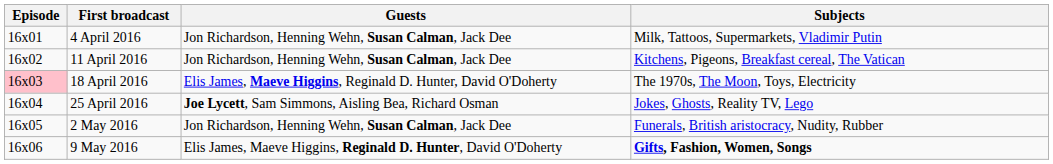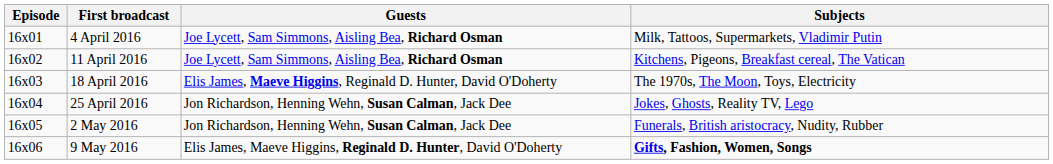(347, 37) Jon Richardson, Henning Wehn, Susan Calman, Jack Dee -> (343, 37) Joe Lycett, Sam Simmons, Aisling Bea, Richard Osman
(347, 59) Jon Richardson, Henning Wehn, Susan Calman, Jack Dee -> (343, 59) Joe Lycett, Sam Simmons, Aisling Bea, Richard Osman
(25, 81) pink background -> (25, 81) no background
(341, 103) Joe Lycett, Sam Simmons, Aisling Bea, Richard Osman -> (347, 103) Jon Richardson, Henning Wehn, Susan Calman, Jack Dee
